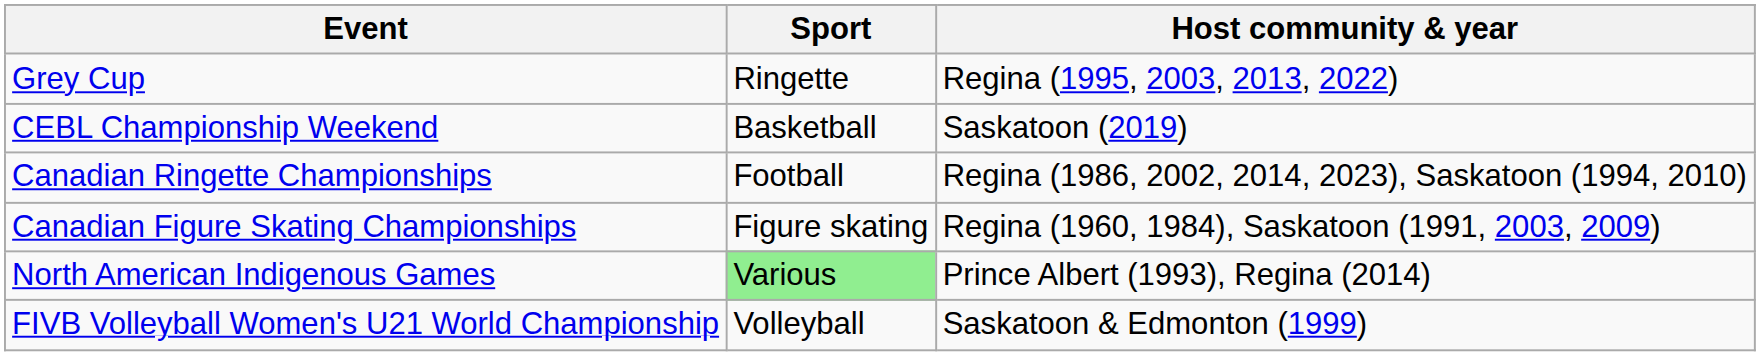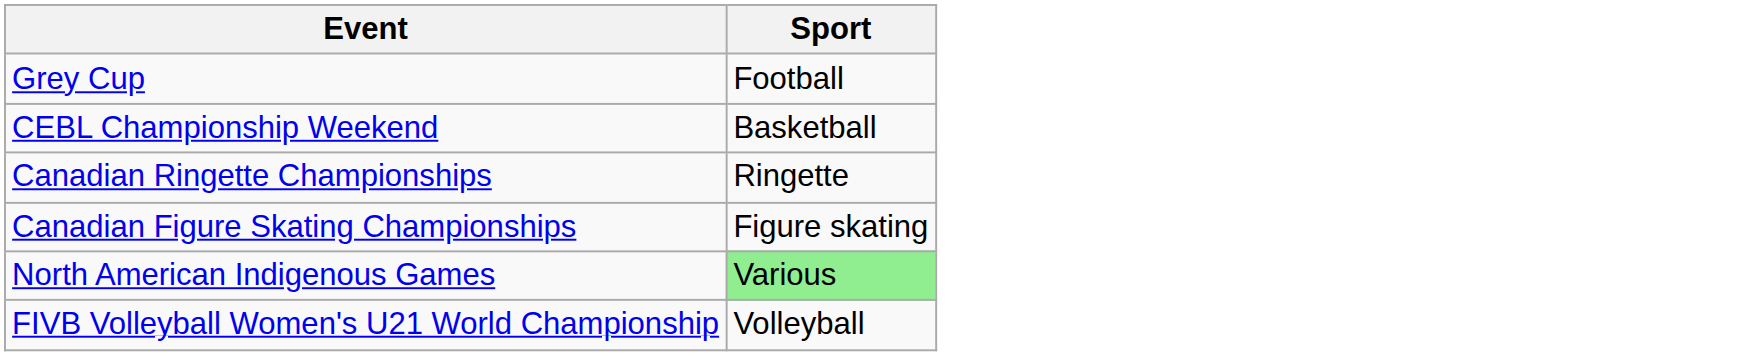- column: (1345, 29)
(791, 78) Ringette -> (789, 78) Football
(789, 176) Football -> (791, 176) Ringette
